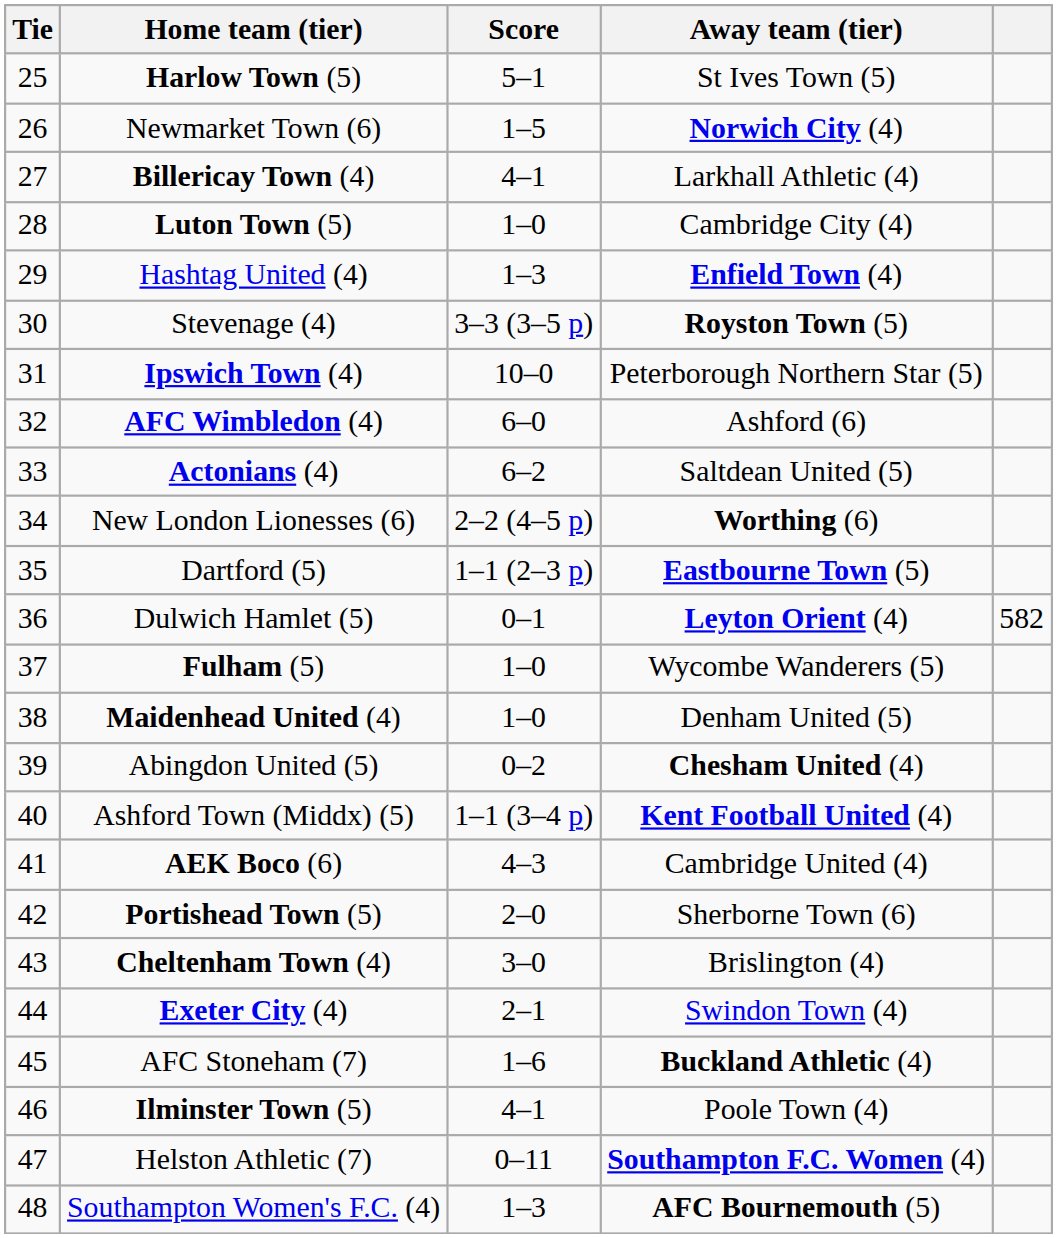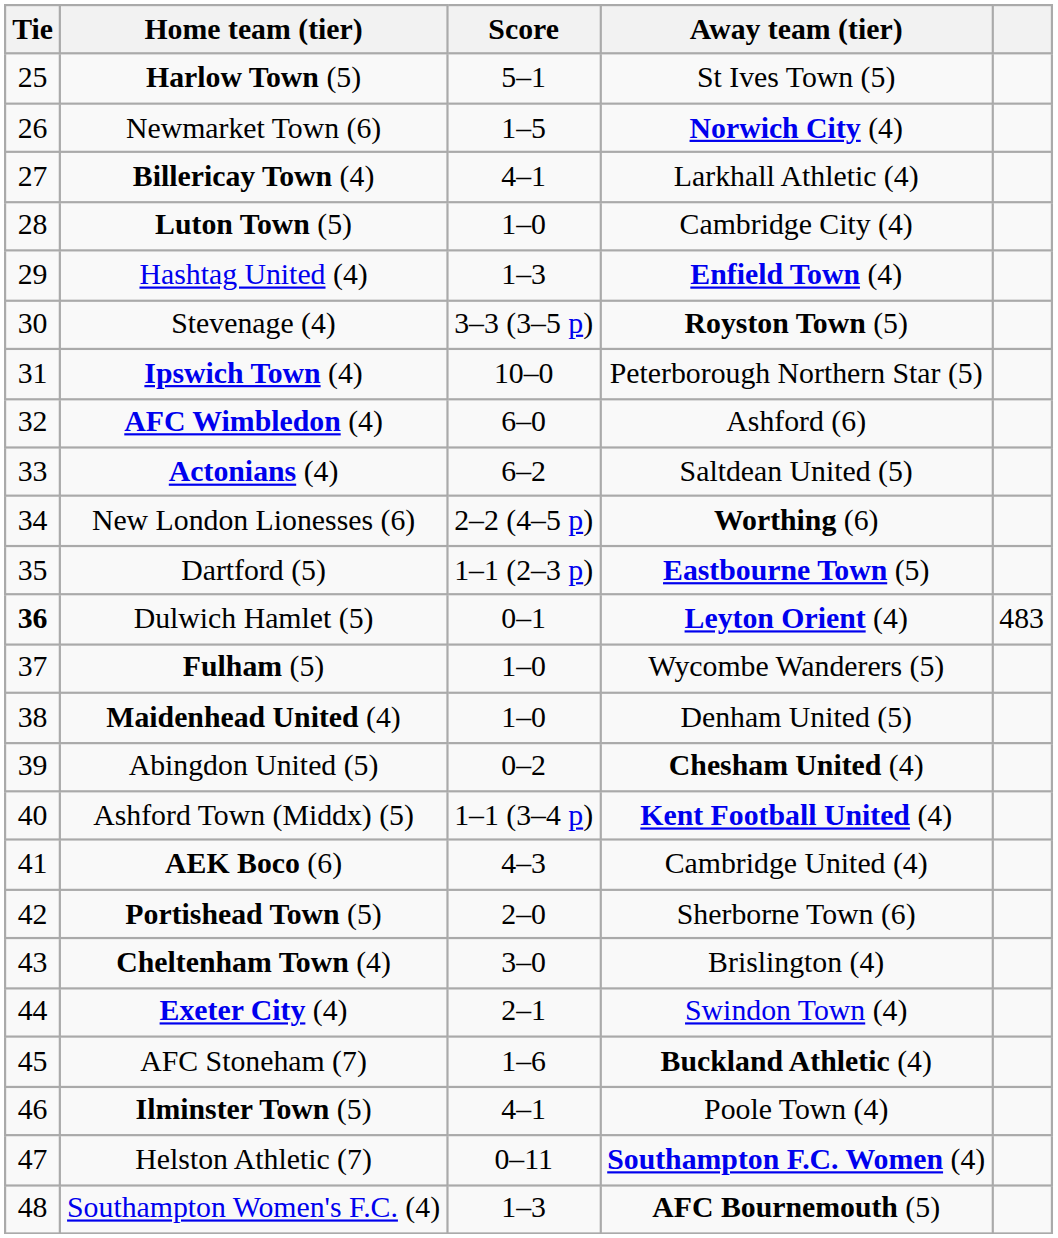(33, 618) normal -> (33, 618) bold
(1022, 618) 582 -> (1022, 618) 483
